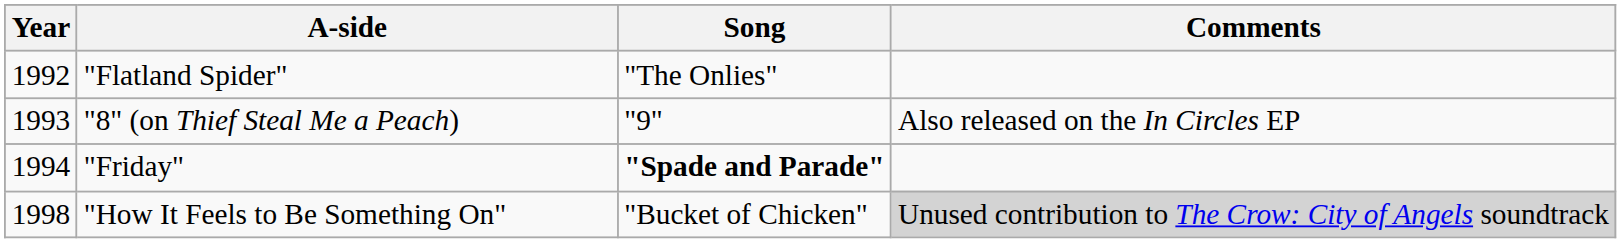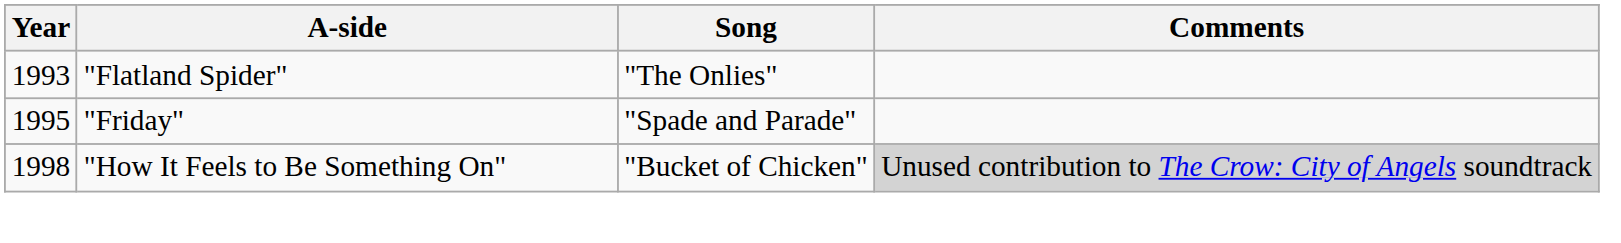(41, 74) 1992 -> (41, 74) 1993
- row: (271, 120)
(41, 167) 1994 -> (41, 120) 1995
(754, 167) bold -> (740, 120) normal
